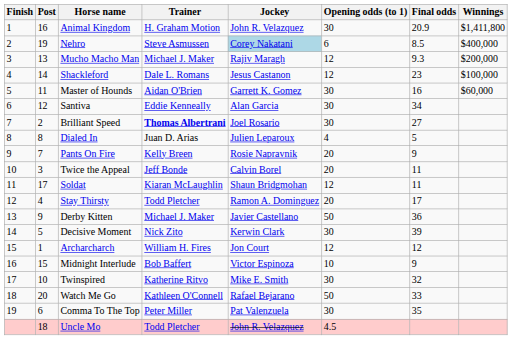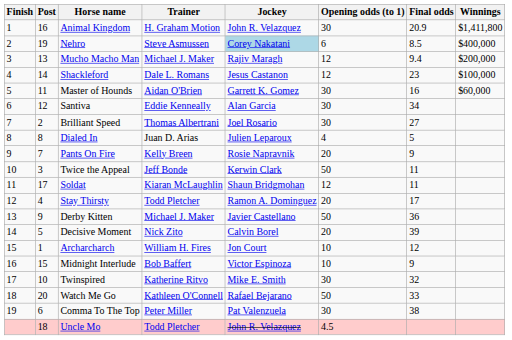(418, 59) 9.3 -> (415, 59) 9.4
(185, 122) bold -> (182, 122) normal
(256, 169) Calvin Borel -> (255, 169) Kerwin Clark
(329, 169) 20 -> (326, 169) 50
(257, 232) Kerwin Clark -> (253, 232) Calvin Borel
(329, 232) 30 -> (326, 232) 20
(329, 248) 12 -> (326, 248) 10
(417, 311) 35 -> (414, 311) 38
